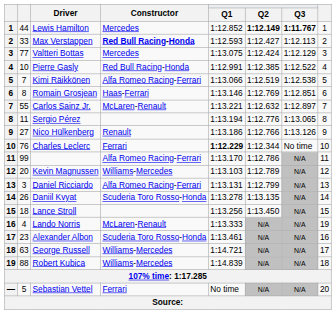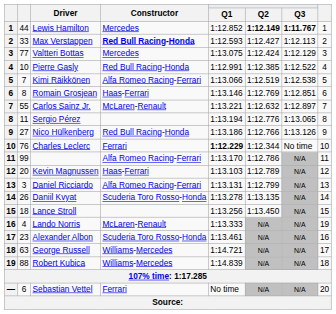(117, 132) Renault -> (146, 132) Red Bull Racing-Honda
(137, 171) Williams-Mercedes -> (126, 171) Haas-Ferrari
(24, 289) 5 -> (24, 289) 6
